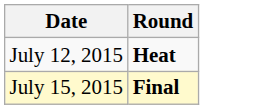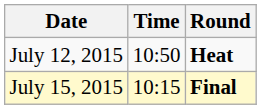+ column: (157, 21)
